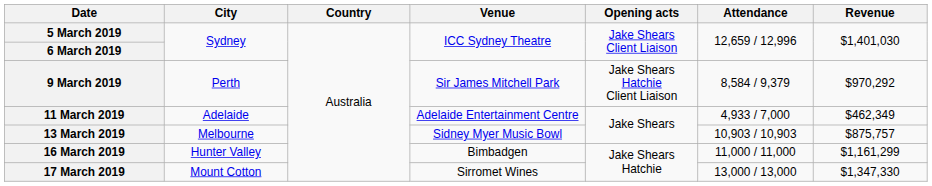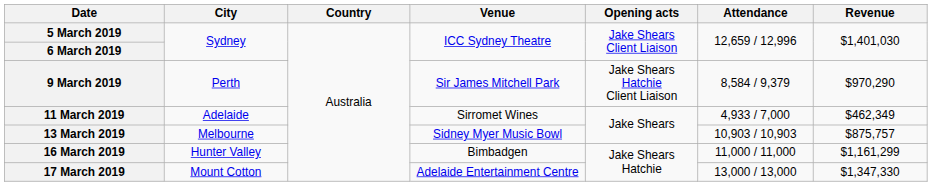(870, 83) $970,292 -> (870, 83) $970,290
(498, 115) Adelaide Entertainment Centre -> (498, 115) Sirromet Wines
(498, 171) Sirromet Wines -> (498, 171) Adelaide Entertainment Centre
